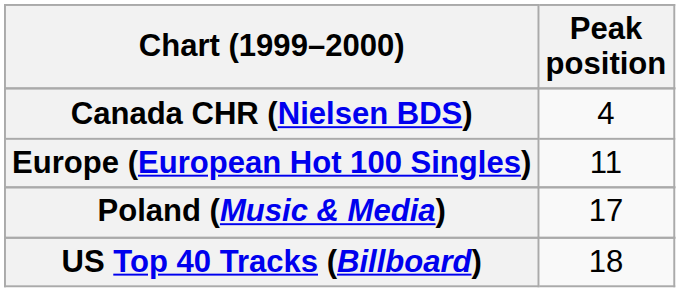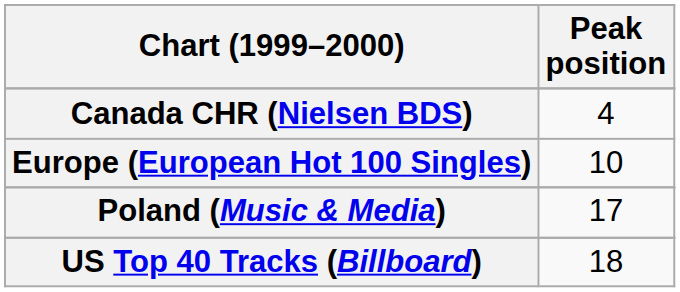(606, 162) 11 -> (606, 162) 10
